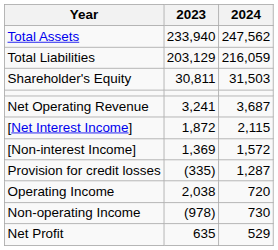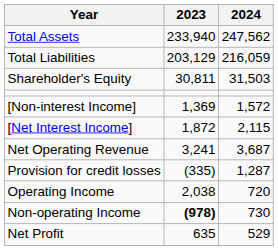rows swapped: (78, 106) <-> (72, 149)
(200, 213) normal -> (200, 213) bold
